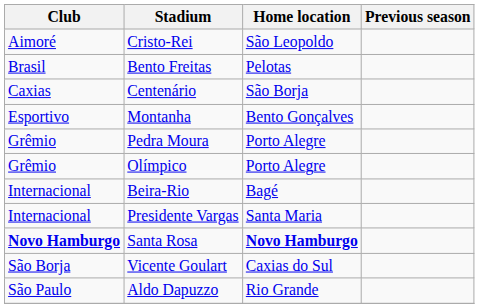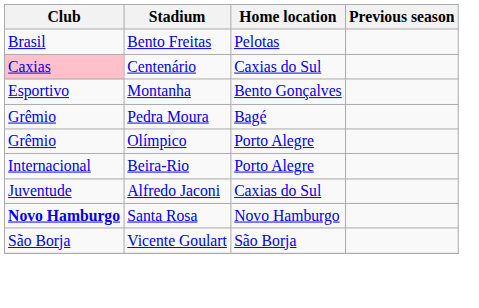- row: (160, 41)
(29, 91) no background -> (29, 66) pink background
(277, 91) São Borja -> (278, 66) Caxias do Sul
(286, 141) Porto Alegre -> (250, 116) Bagé
(262, 191) Bagé -> (274, 166) Porto Alegre
- row: (183, 215)
+ row: (174, 191)
(302, 240) bold -> (287, 215) normal
(289, 265) Caxias do Sul -> (265, 240) São Borja
- row: (173, 290)
